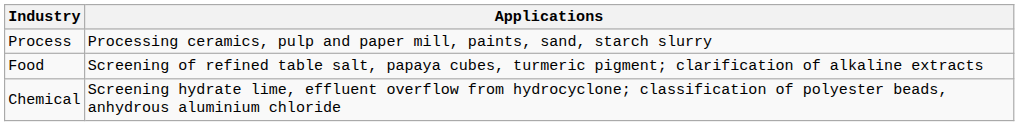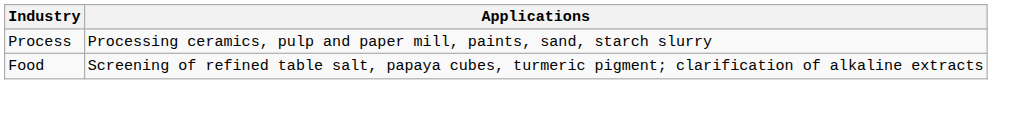- row: (44, 99)
